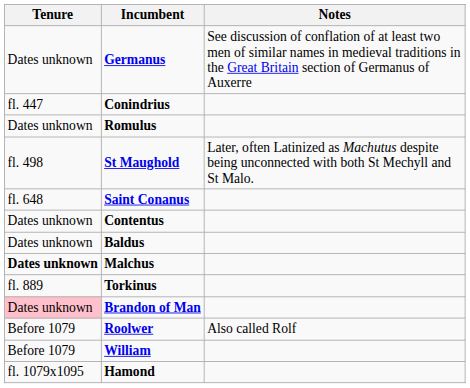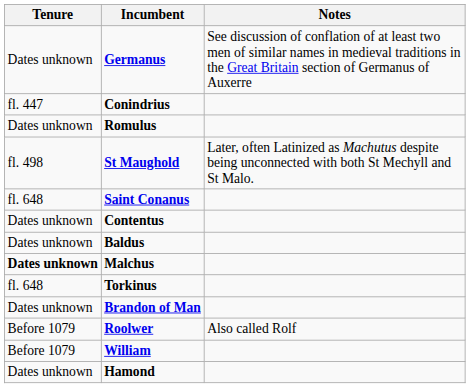(25, 285) fl. 889 -> (25, 285) fl. 648
(50, 307) pink background -> (50, 307) no background
(46, 372) fl. 1079x1095 -> (50, 372) Dates unknown
